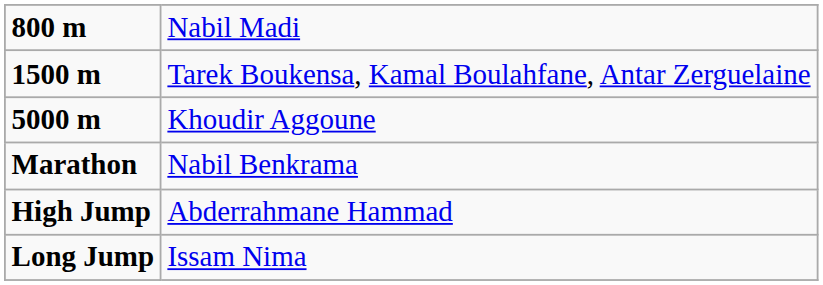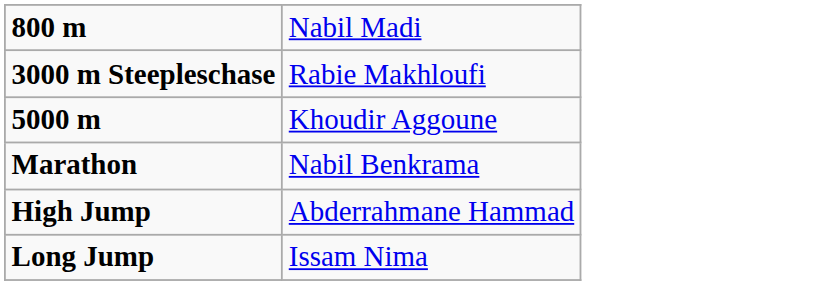- row: (56, 73)
+ row: (143, 73)
